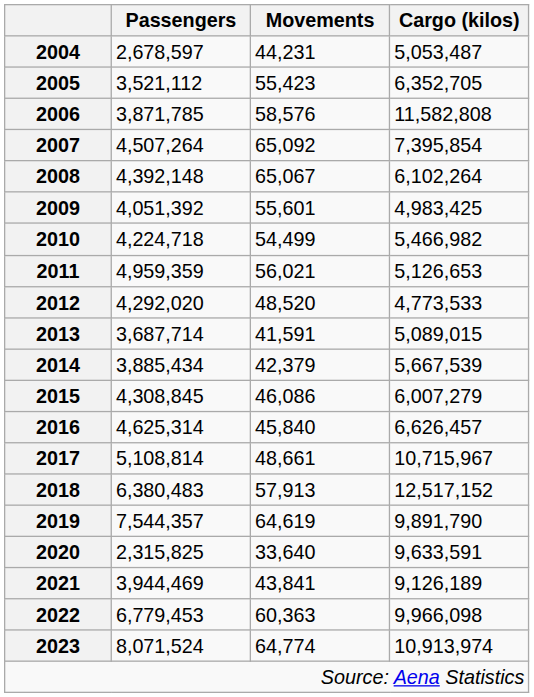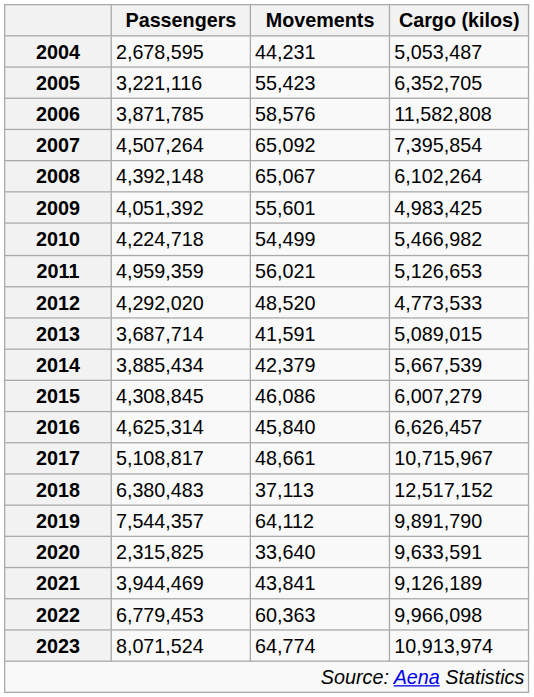(160, 52) 2,678,597 -> (160, 52) 2,678,595
(159, 83) 3,521,112 -> (159, 83) 3,221,116
(160, 458) 5,108,814 -> (160, 458) 5,108,817
(285, 490) 57,913 -> (285, 490) 37,113
(285, 521) 64,619 -> (285, 521) 64,112
